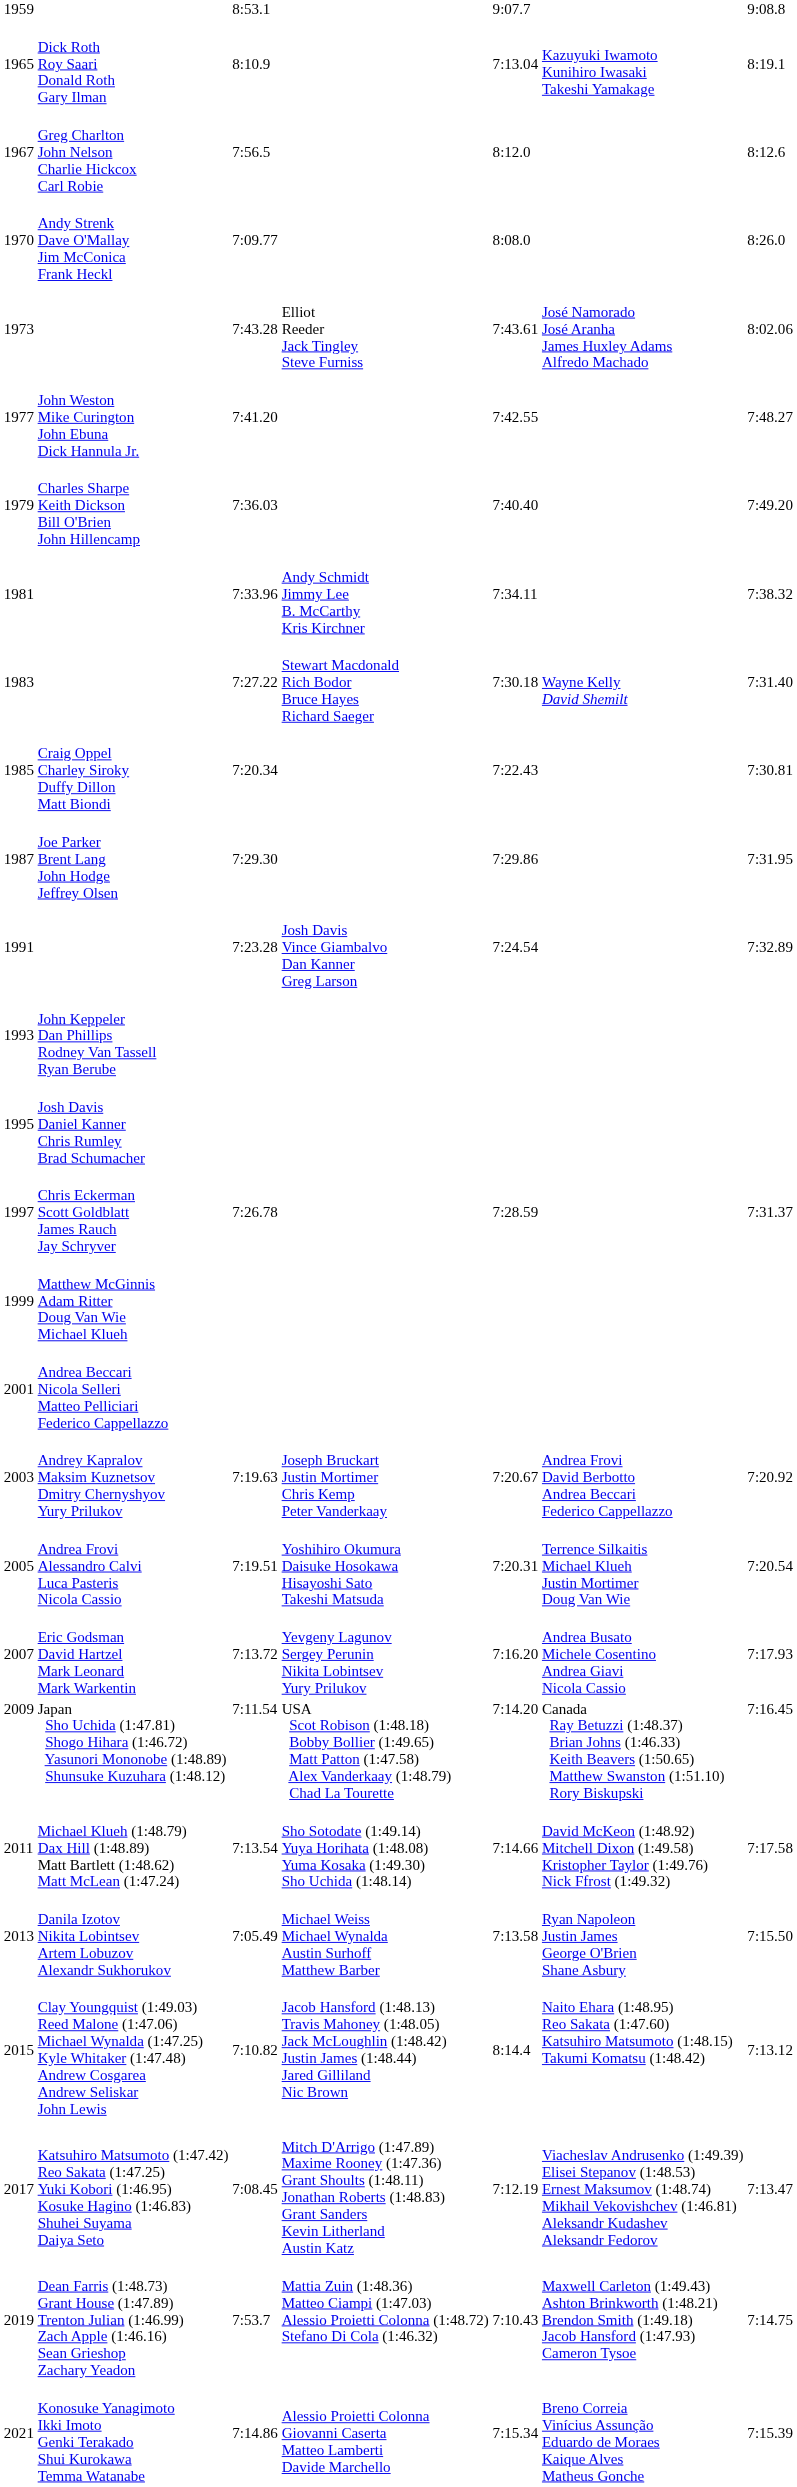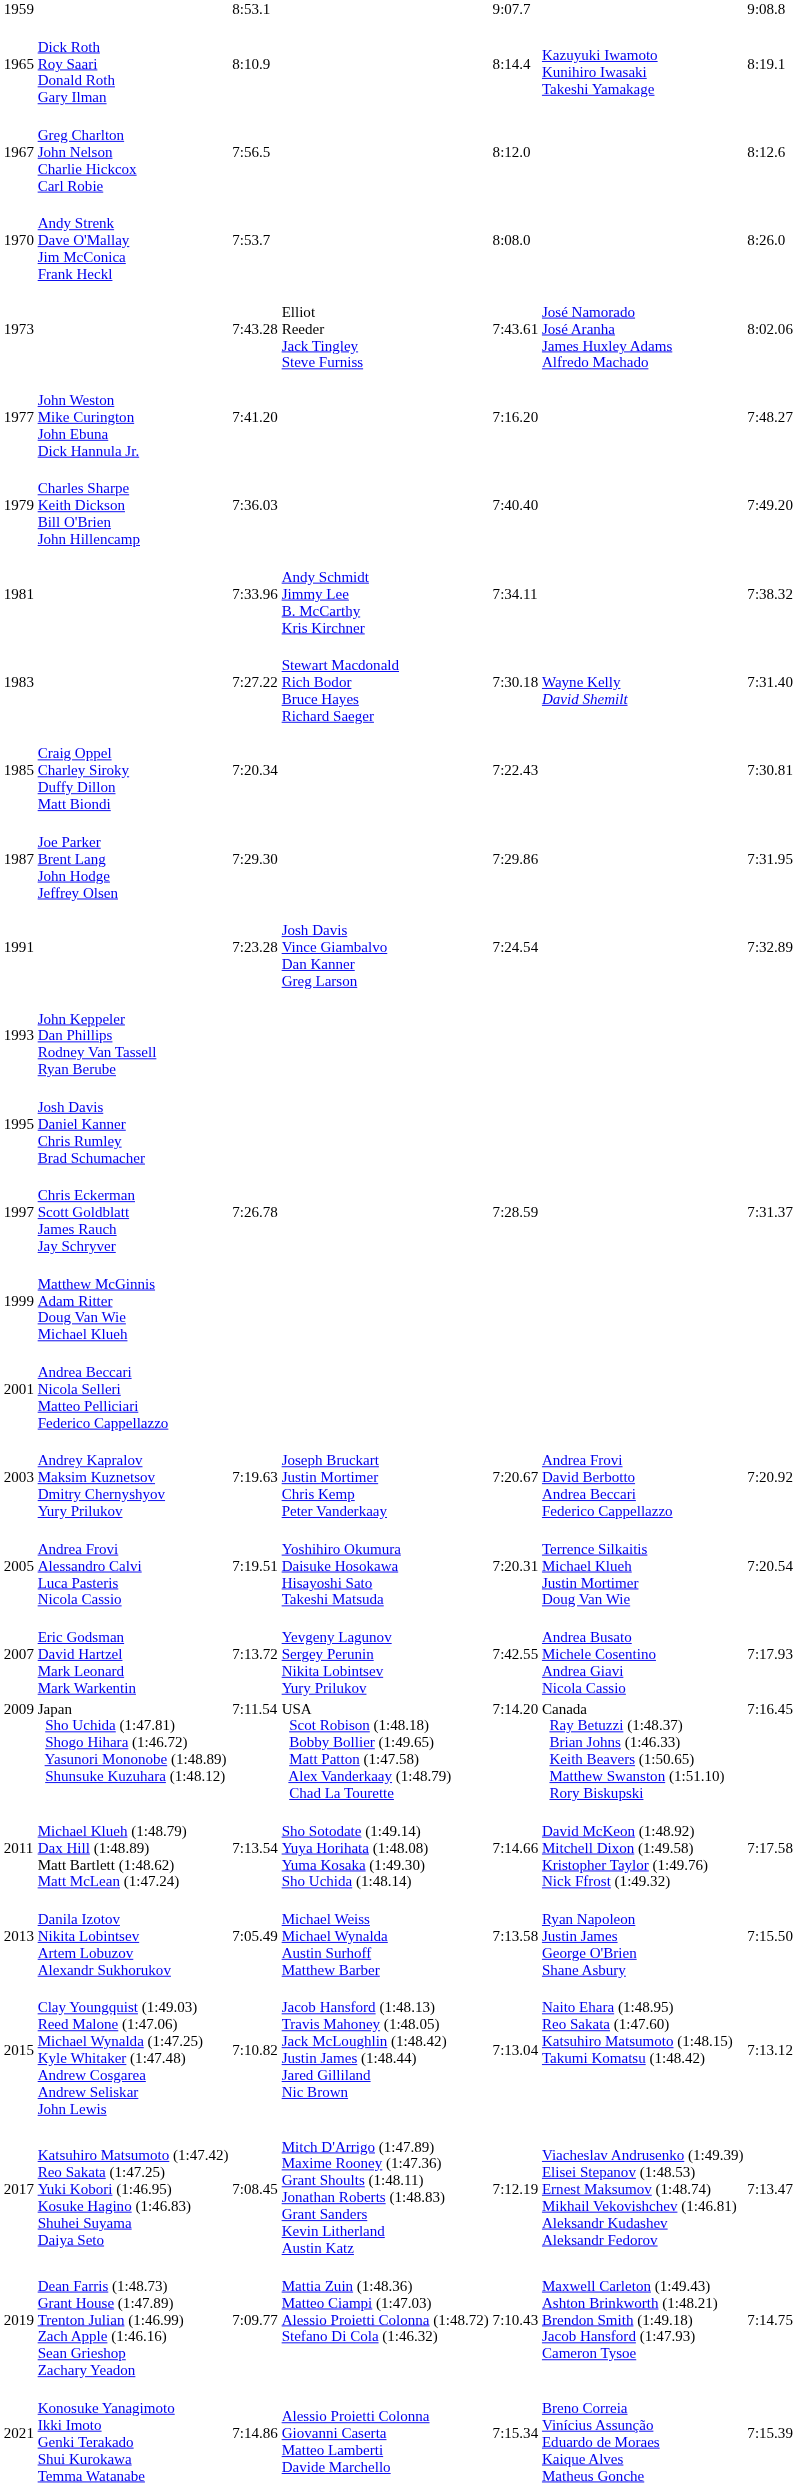(515, 63) 7:13.04 -> (512, 63) 8:14.4
(255, 240) 7:09.77 -> (251, 240) 7:53.7
(515, 417) 7:42.55 -> (515, 417) 7:16.20
(515, 1654) 7:16.20 -> (515, 1654) 7:42.55
(512, 2050) 8:14.4 -> (515, 2050) 7:13.04
(251, 2319) 7:53.7 -> (255, 2319) 7:09.77
